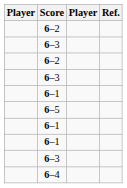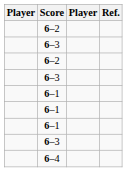- row: (21, 110)
